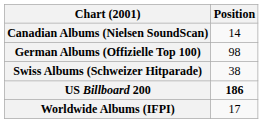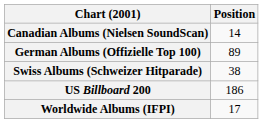(234, 52) 98 -> (234, 52) 89
(234, 90) bold -> (234, 90) normal
